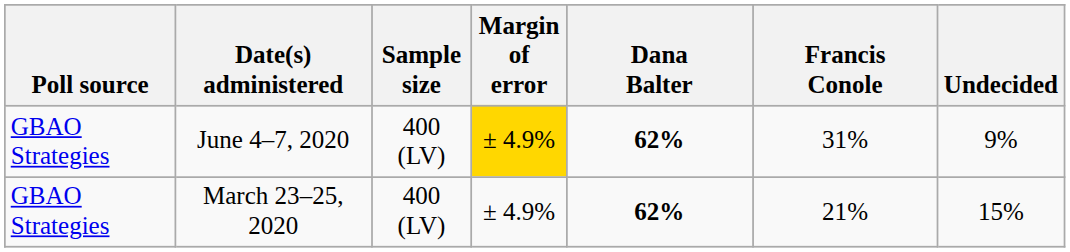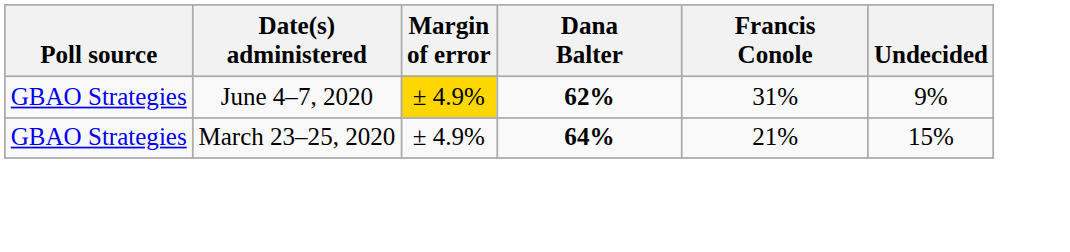- column: (421, 69)
(659, 211) 62% -> (589, 137) 64%
